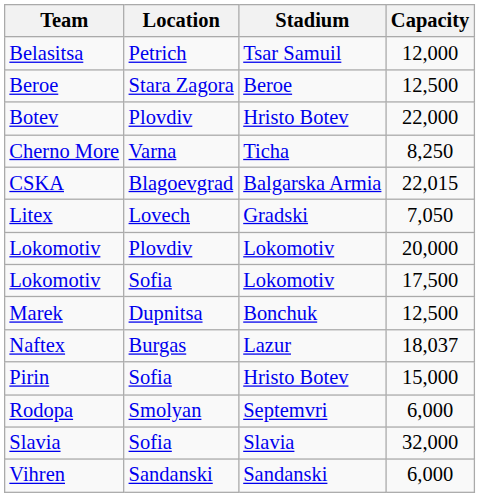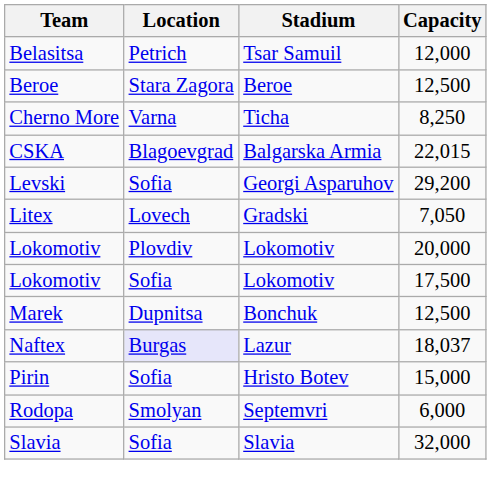- row: (34, 118)
+ row: (37, 183)
(157, 345) no background -> (157, 345) lavender background
- row: (37, 475)
